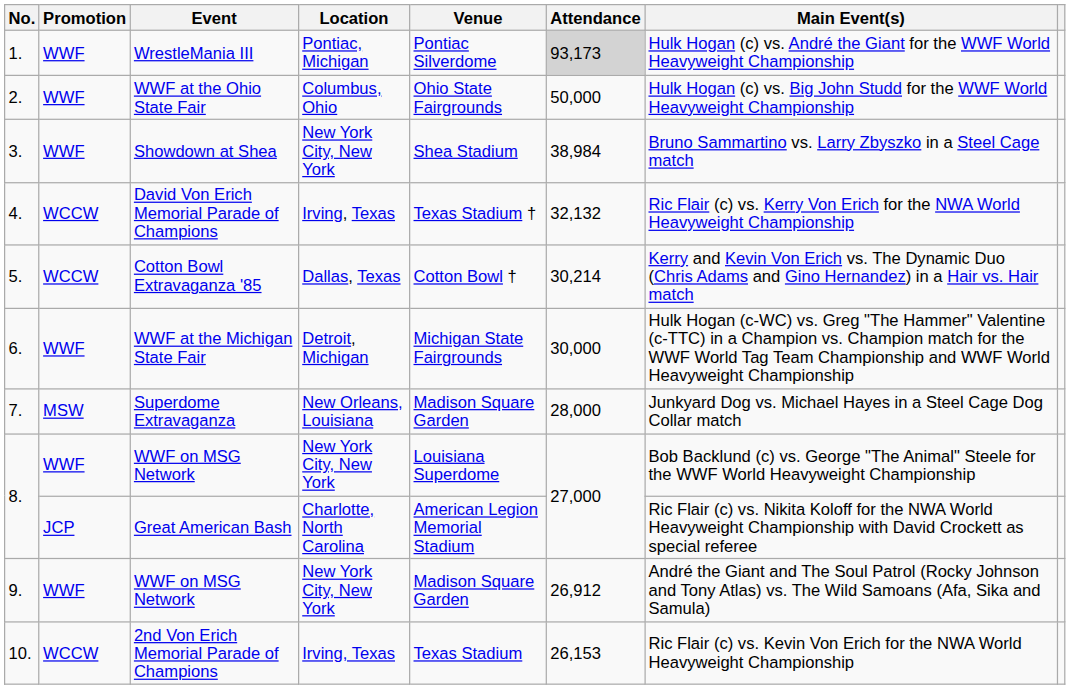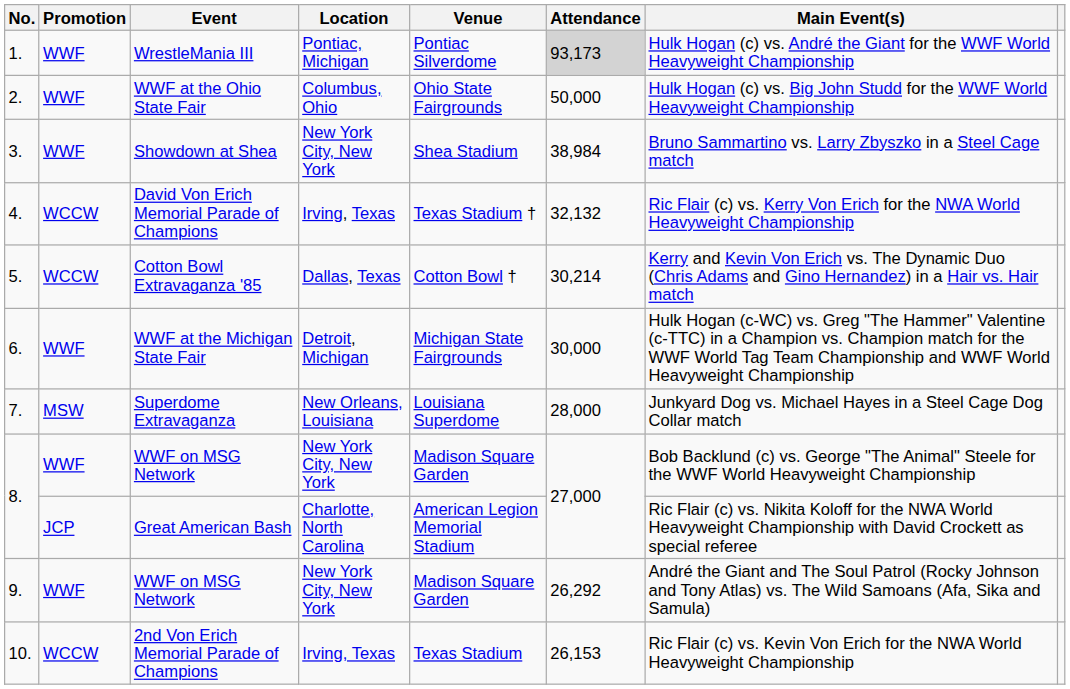(474, 411) Madison Square Garden -> (456, 411) Louisiana Superdome
(456, 464) Louisiana Superdome -> (474, 464) Madison Square Garden
(576, 590) 26,912 -> (576, 590) 26,292
